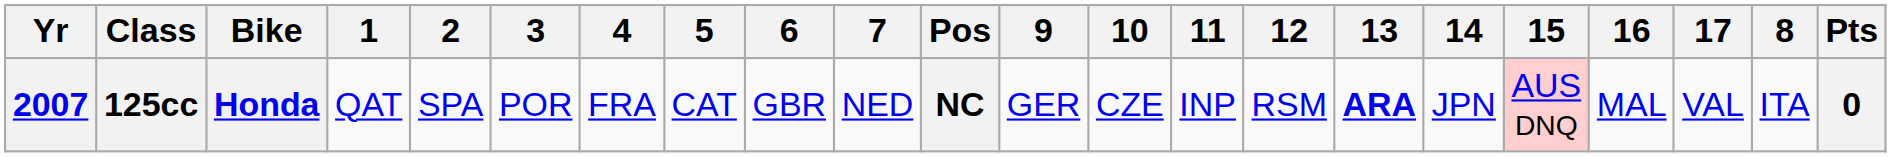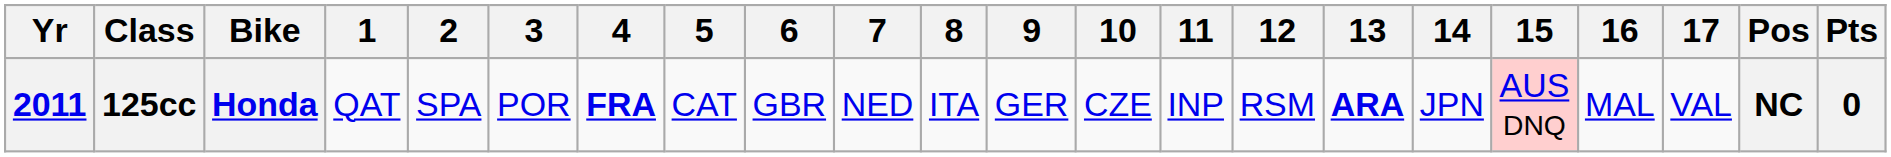columns swapped: (1785, 31) <-> (960, 31)
(51, 104) 2007 -> (50, 104) 2011
(622, 104) normal -> (621, 104) bold
